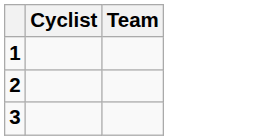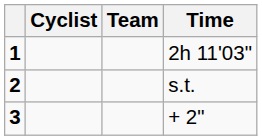+ column: (210, 20)
